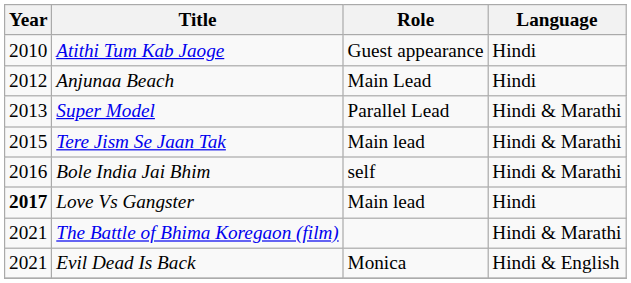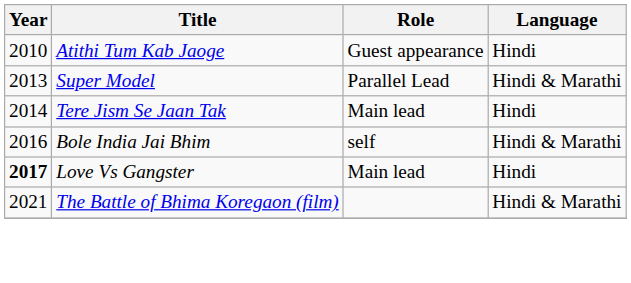- row: (115, 80)
(28, 141) 2015 -> (28, 111) 2014
(557, 141) Hindi & Marathi -> (514, 111) Hindi
- row: (126, 263)
